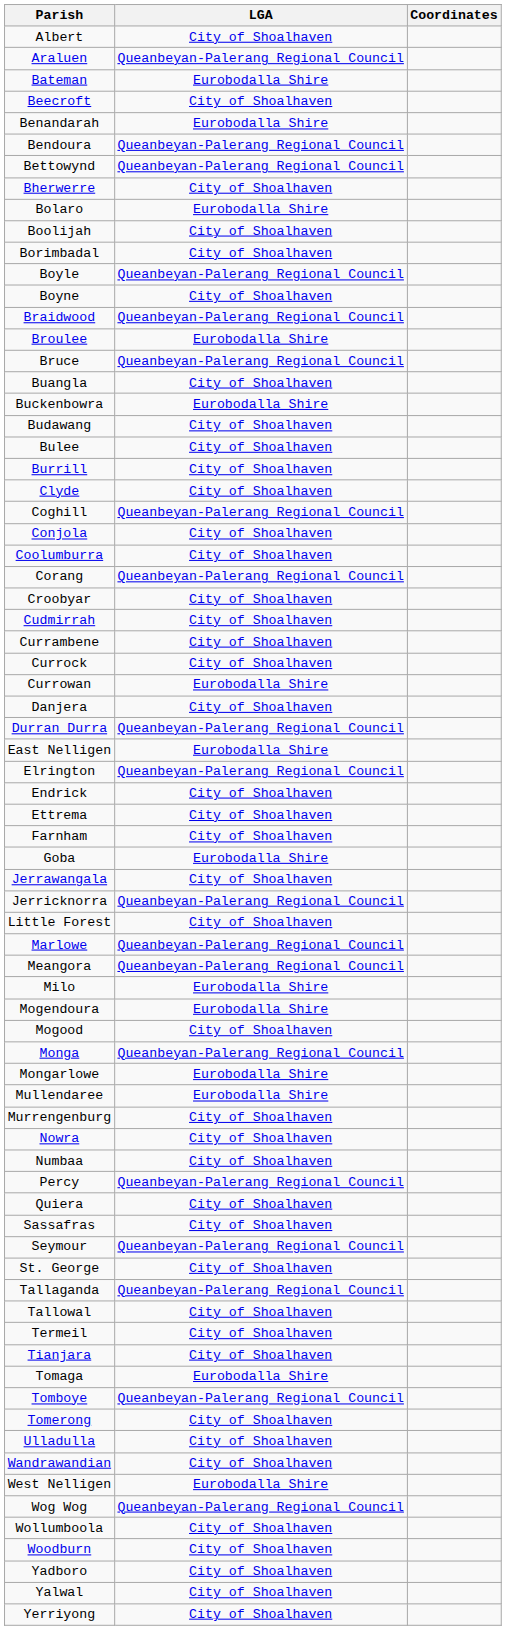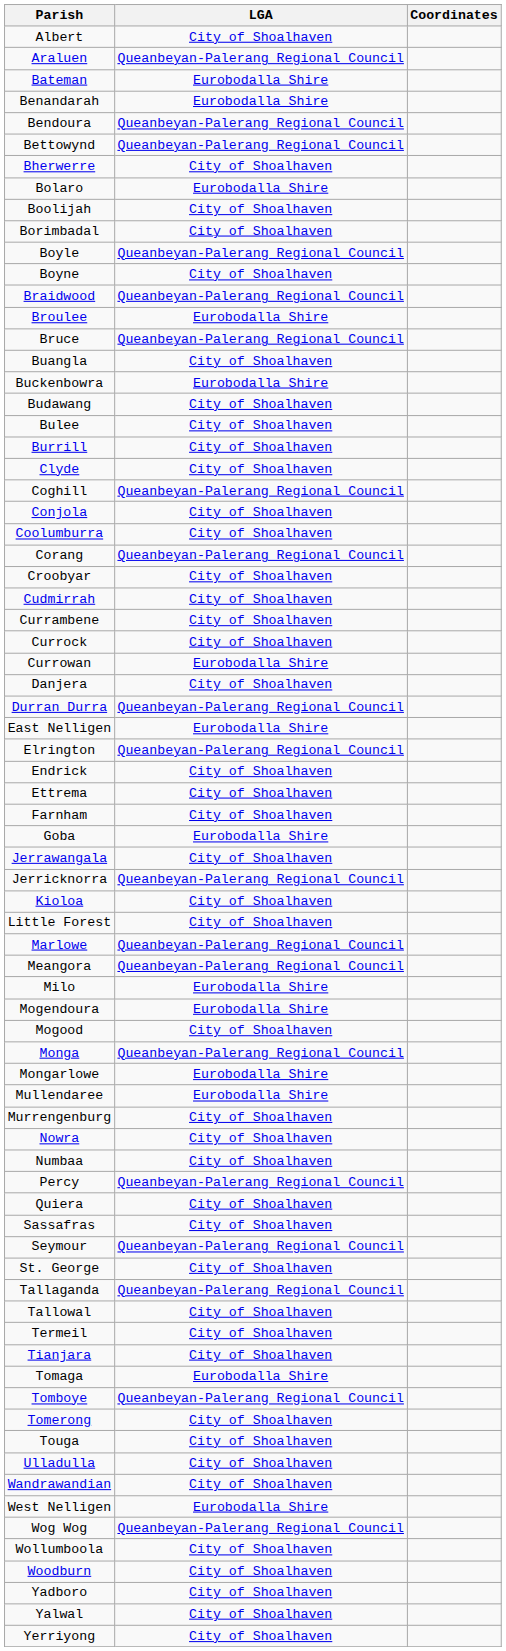- row: (59, 102)
+ row: (59, 901)
+ row: (59, 1442)
